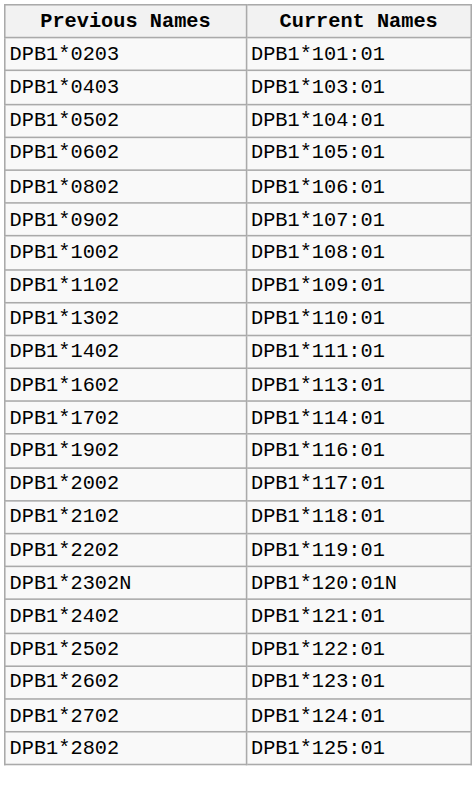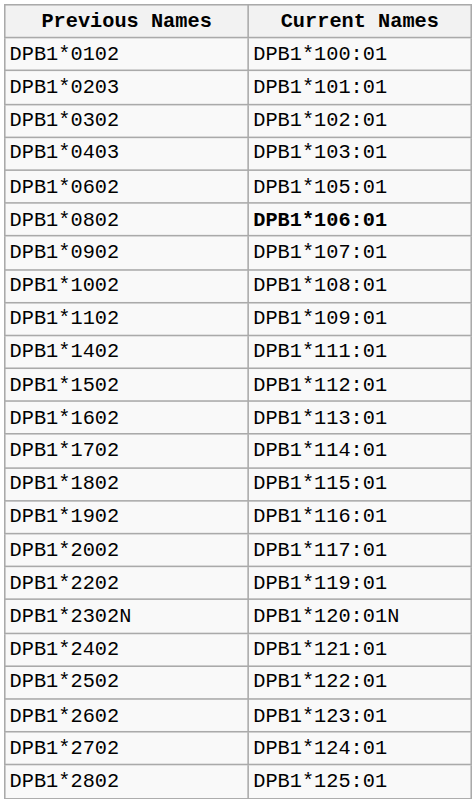+ row: (64, 54)
+ row: (64, 120)
- row: (64, 120)
(318, 187) normal -> (320, 220) bold
- row: (64, 319)
+ row: (64, 385)
+ row: (64, 484)
- row: (64, 517)
